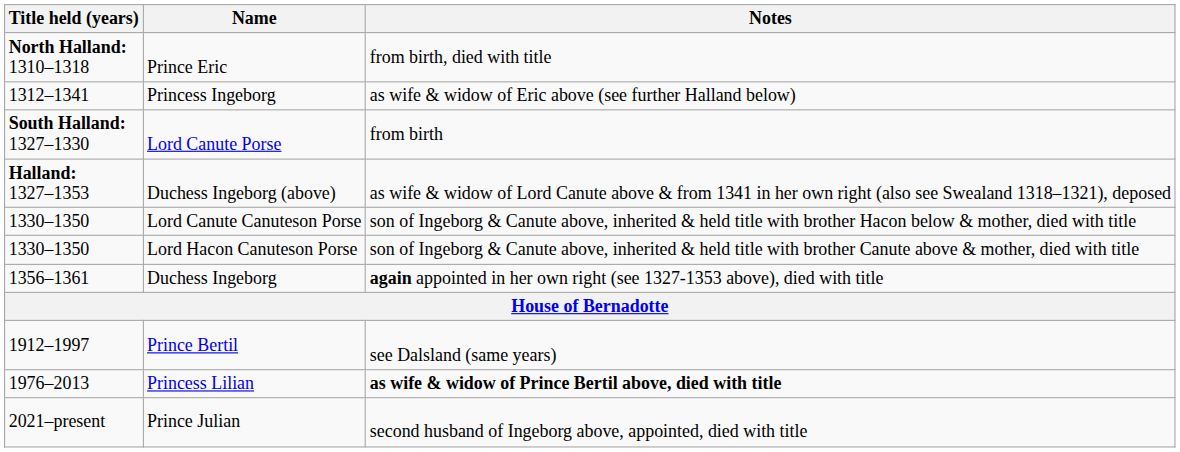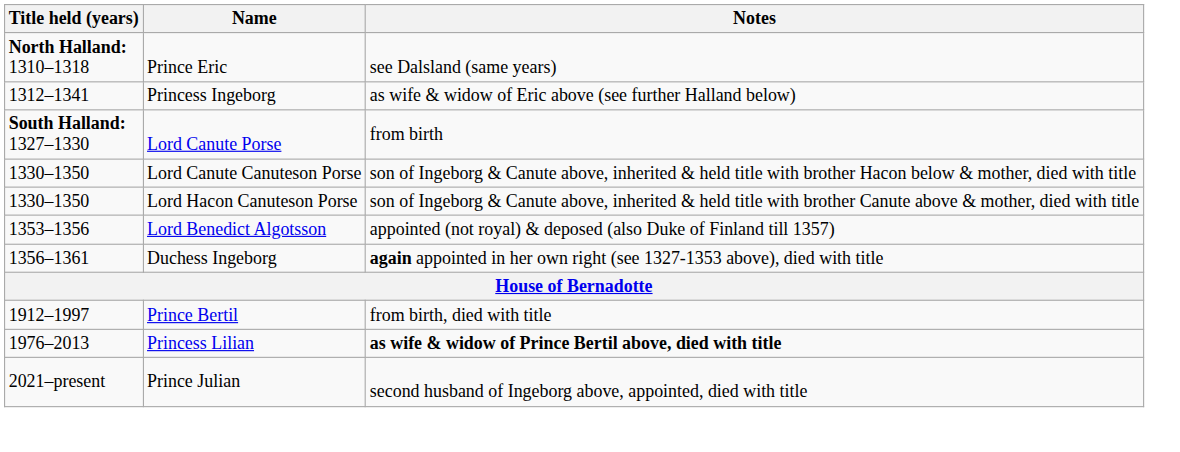(461, 57) from birth, died with title -> (463, 67) see Dalsland (same years)
- row: (241, 192)
+ row: (237, 229)
(463, 355) see Dalsland (same years) -> (461, 314) from birth, died with title
